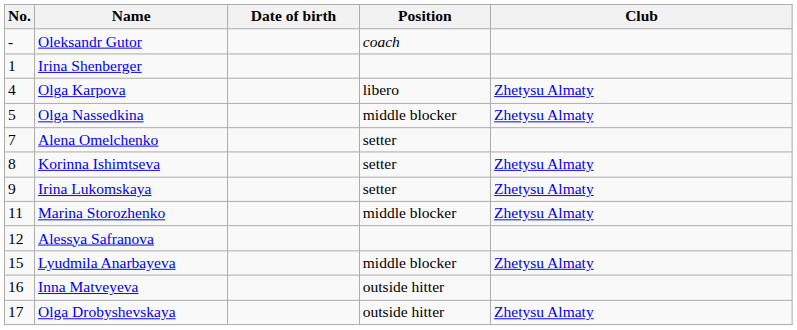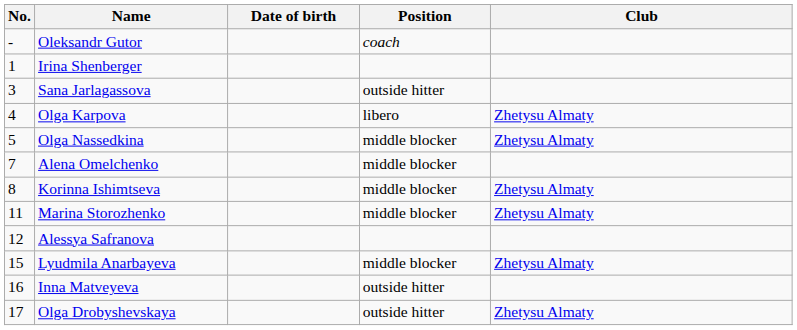+ row: (94, 90)
(380, 139) setter -> (410, 164) middle blocker
(380, 164) setter -> (410, 189) middle blocker
- row: (95, 189)
